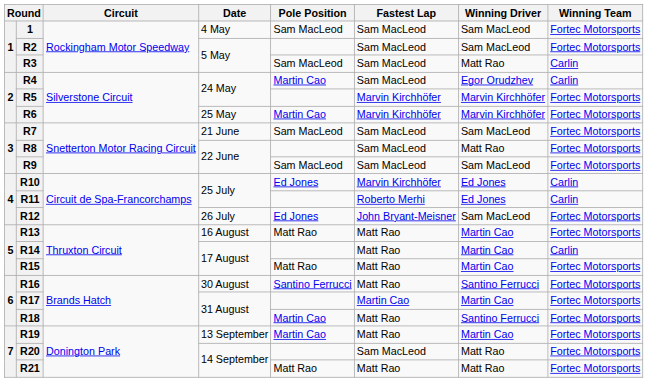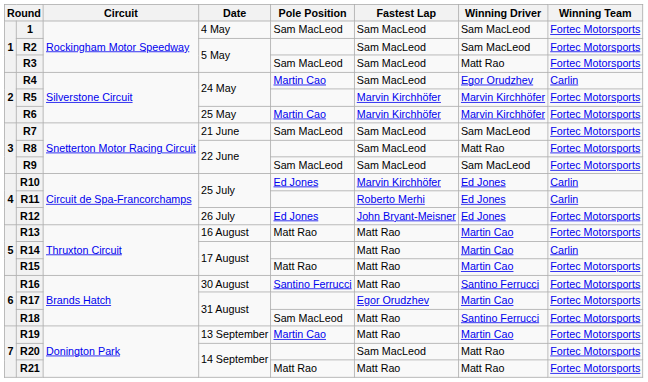(564, 63) Carlin -> (595, 63) Fortec Motorsports
(496, 216) Sam MacLeod -> (483, 216) Ed Jones
(383, 300) Martin Cao -> (393, 300) Egor Orudzhev
(300, 317) Martin Cao -> (308, 317) Sam MacLeod
